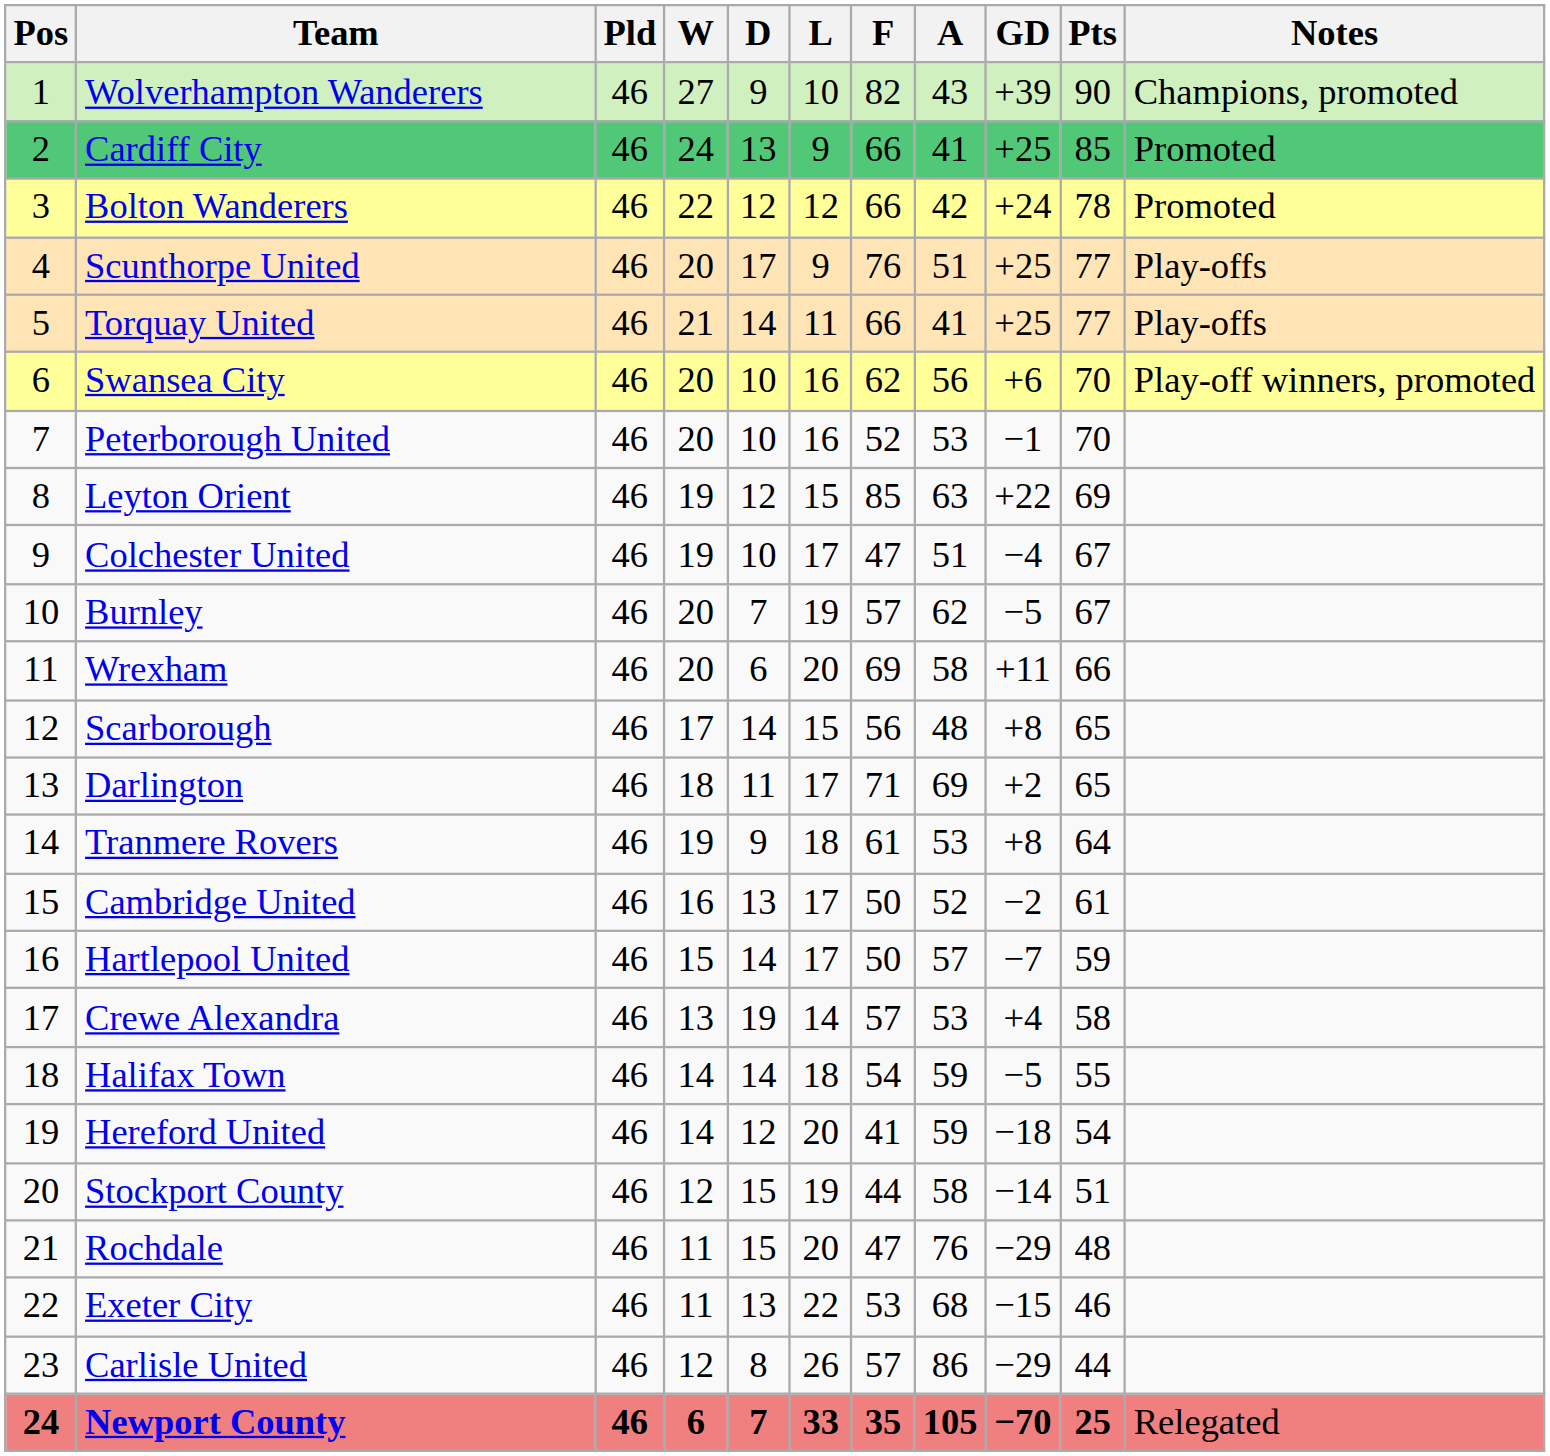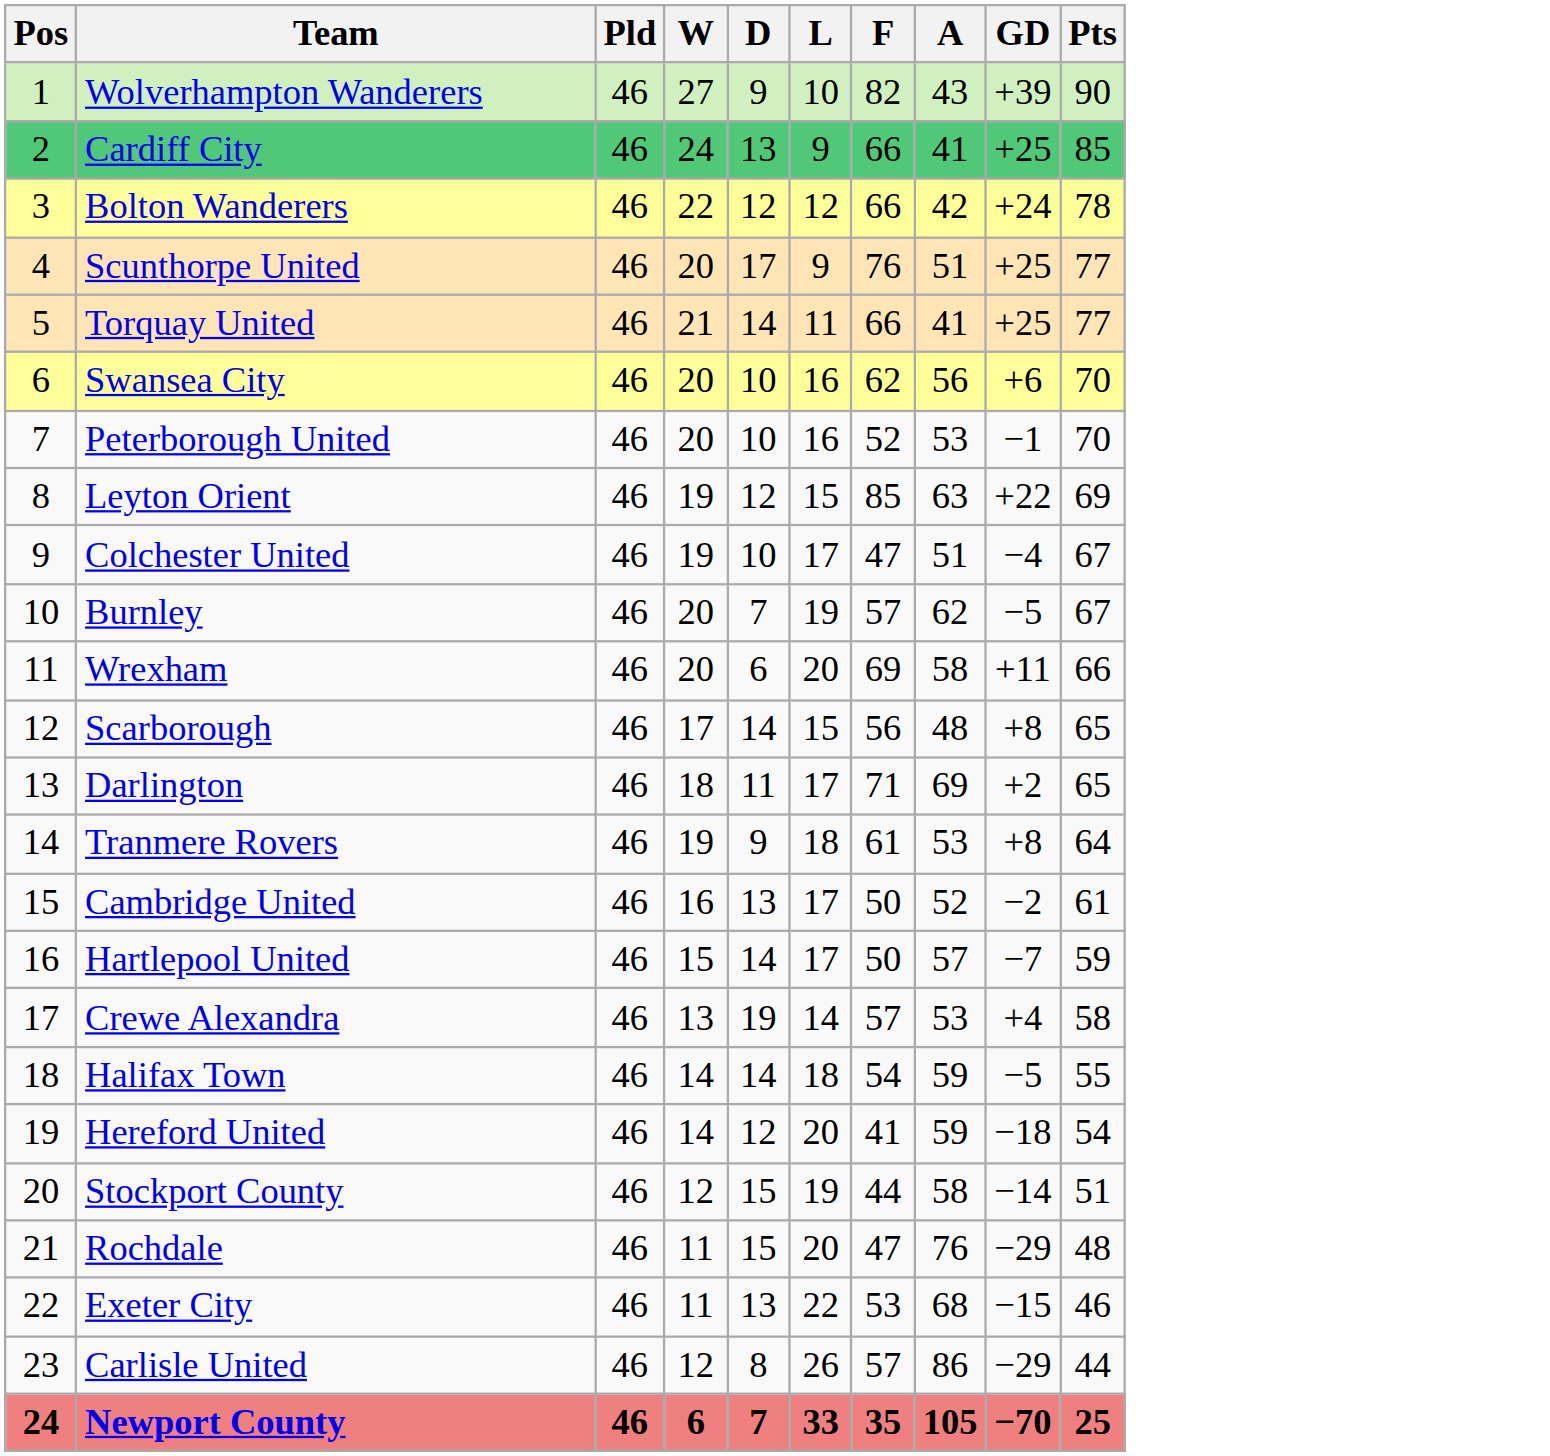- column: (1335, 33)
